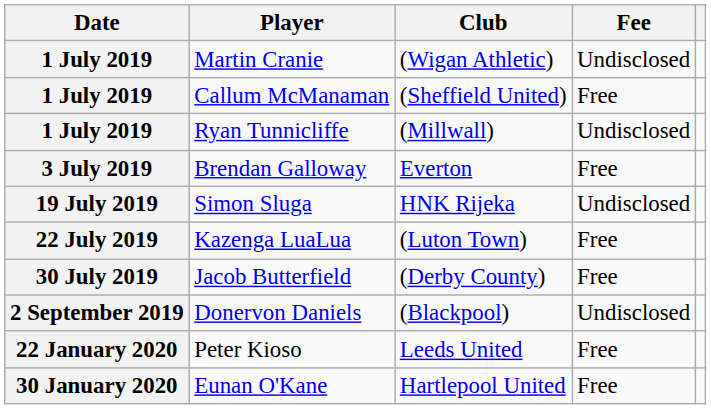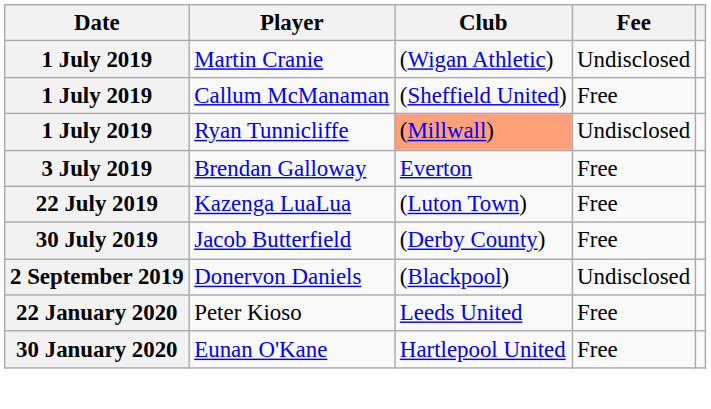(447, 131) no background -> (447, 131) lightsalmon background
- row: (253, 204)
